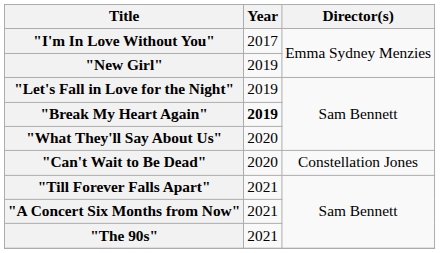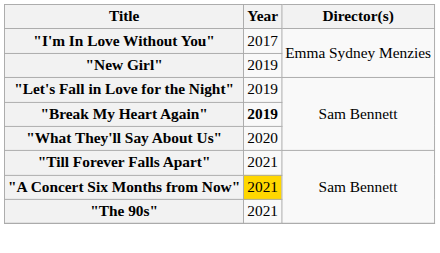- row: (124, 162)
(263, 211) no background -> (263, 187) gold background
